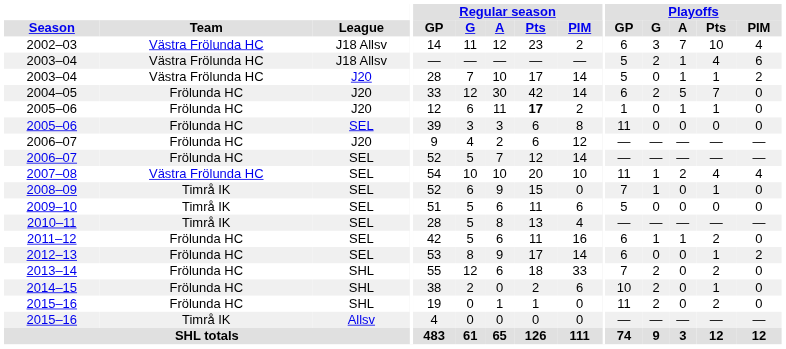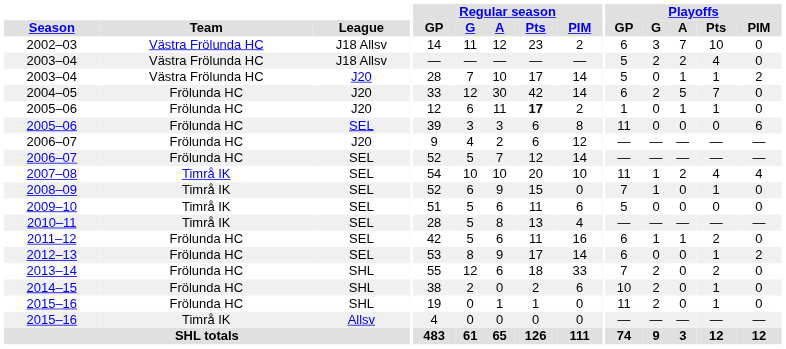(759, 44) 4 -> (759, 44) 0
(683, 60) 1 -> (683, 60) 2
(759, 60) 6 -> (759, 60) 0
(759, 125) 0 -> (759, 125) 6
(206, 174) Västra Frölunda HC -> (206, 174) Timrå IK
(716, 303) 2 -> (716, 303) 1
